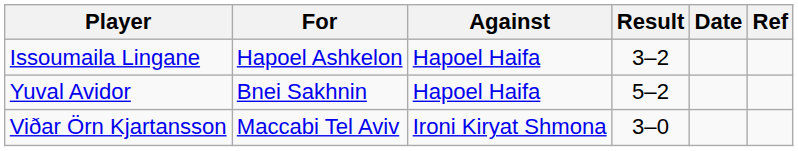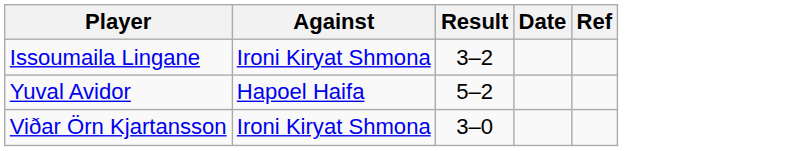- column: (320, 22)
(477, 57) Hapoel Haifa -> (334, 57) Ironi Kiryat Shmona
